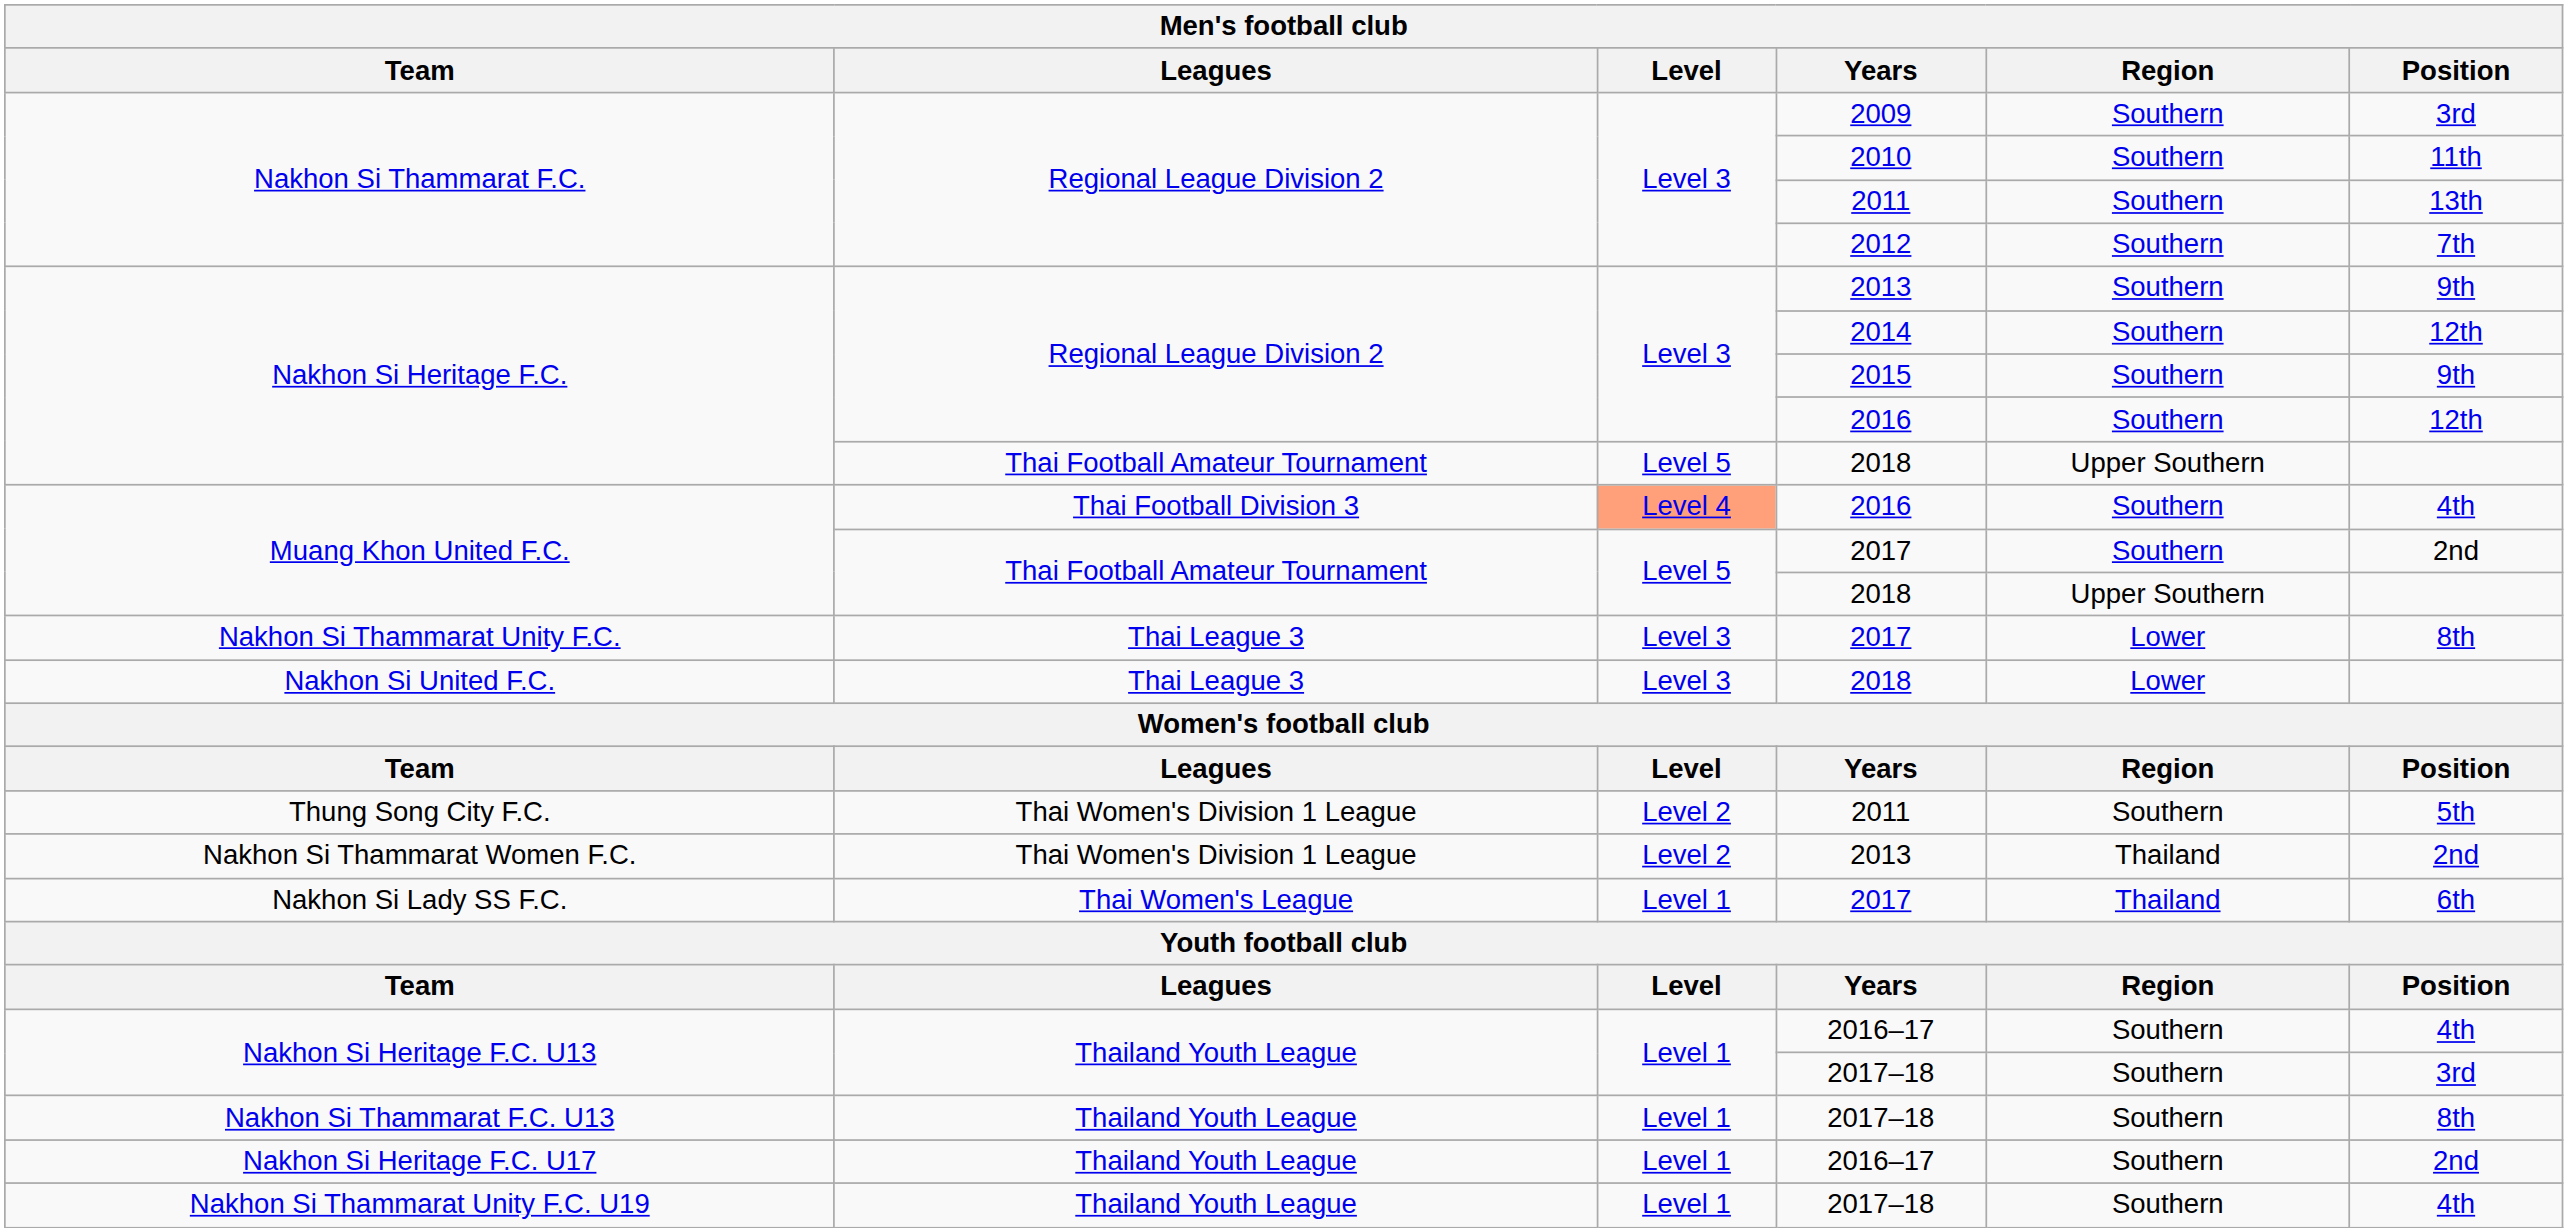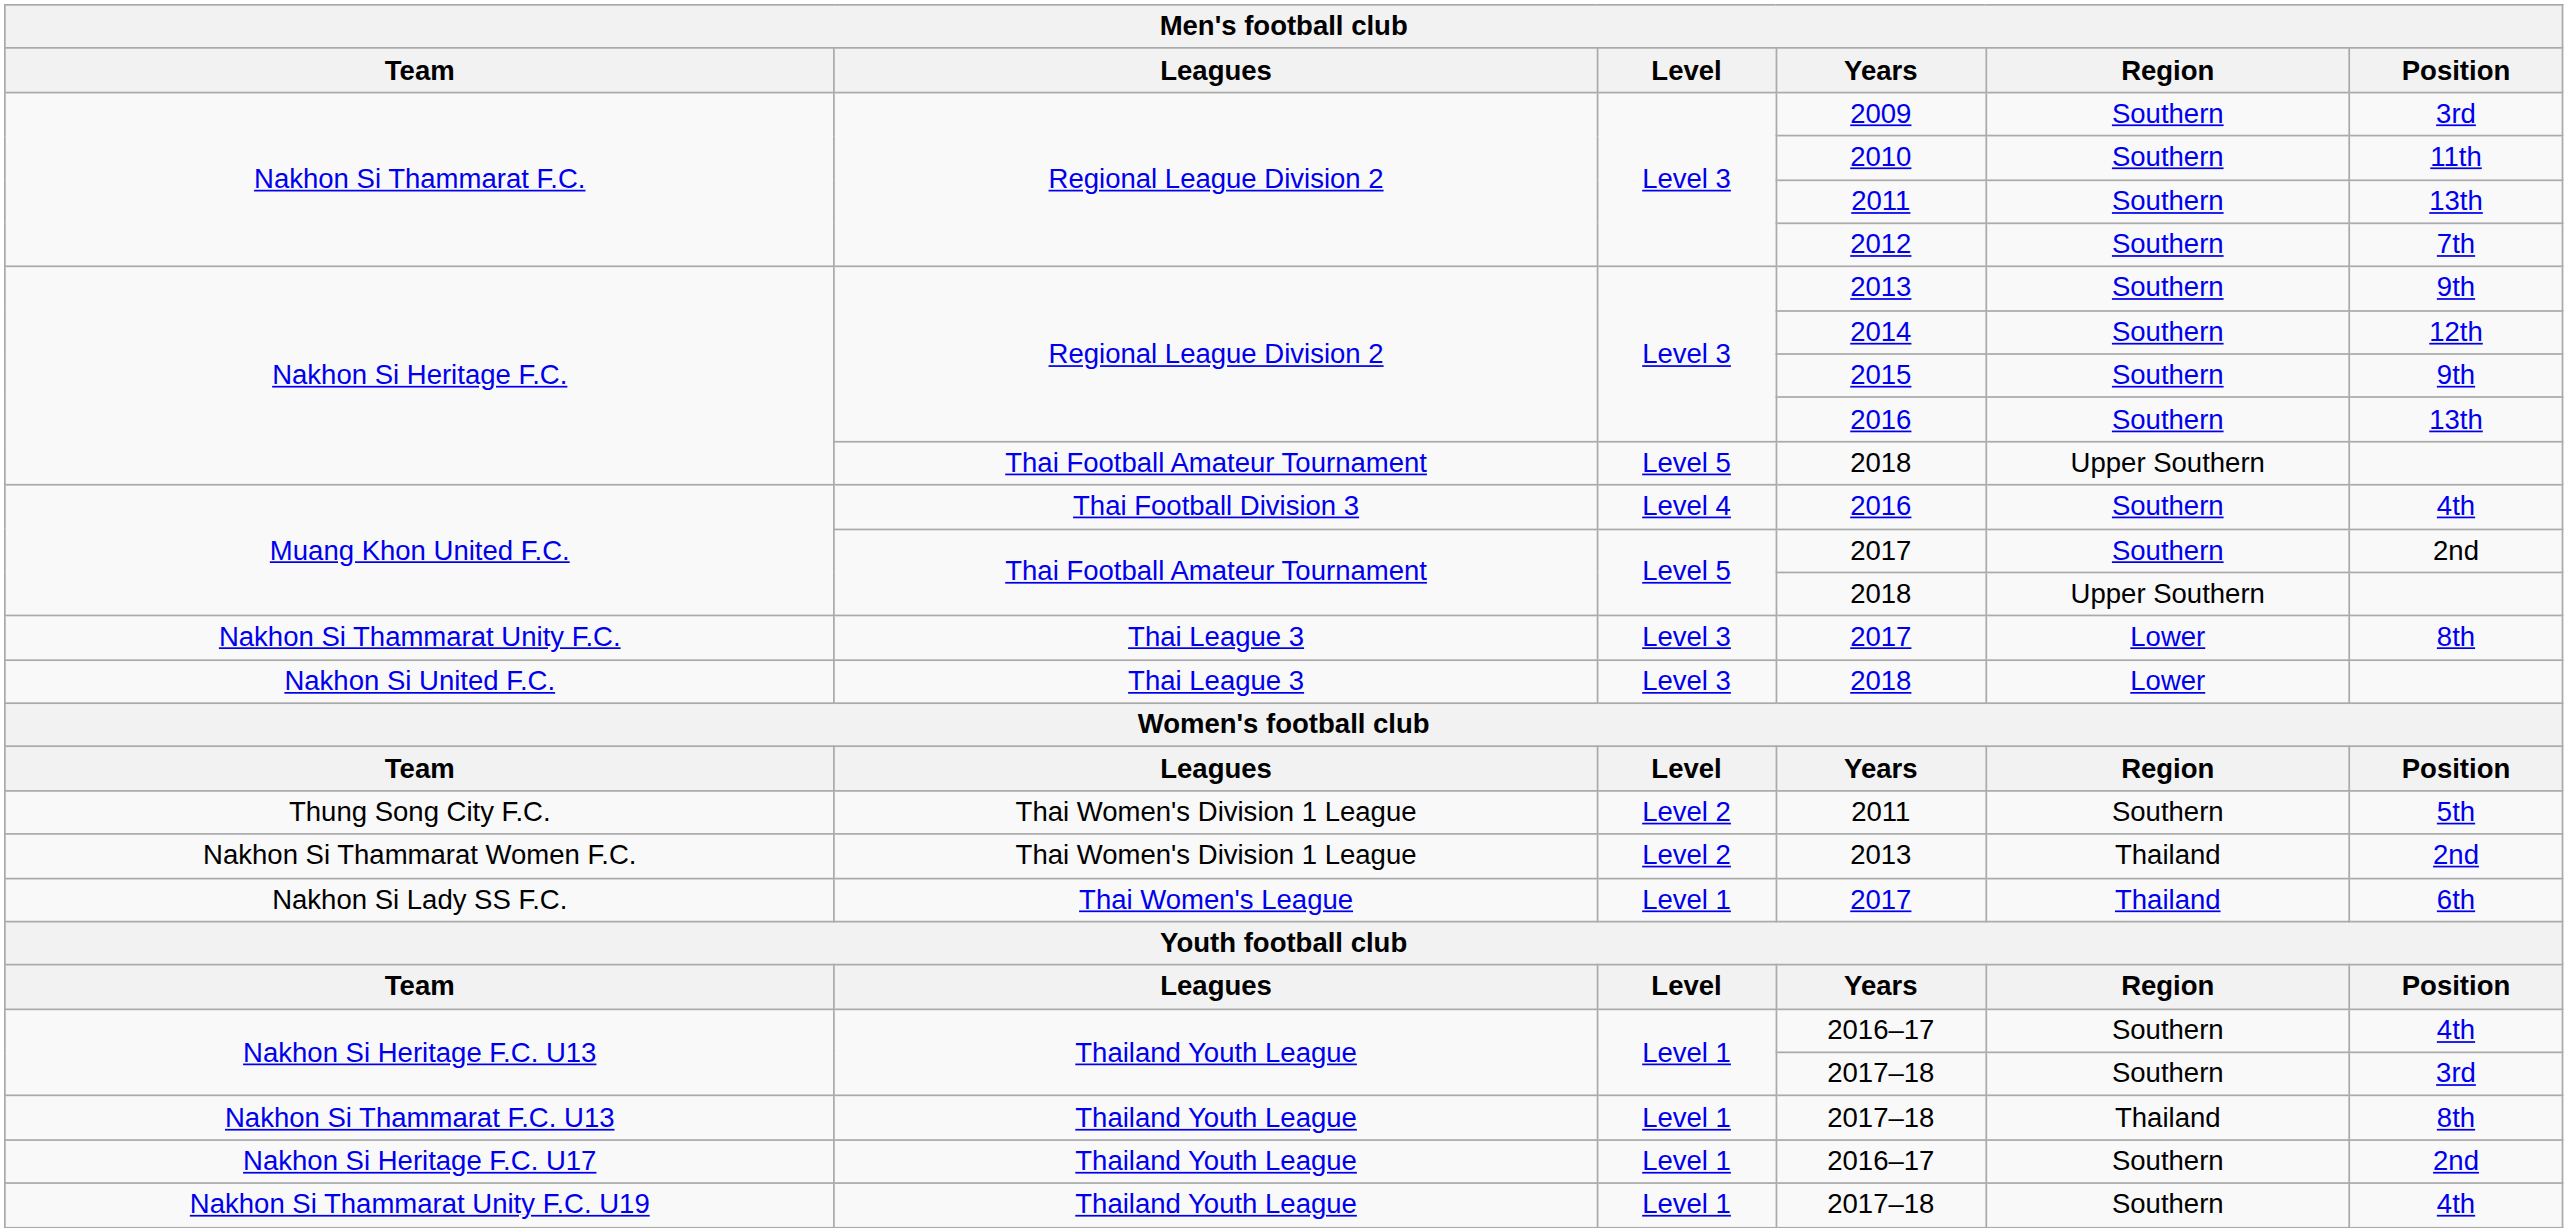(2456, 419) 12th -> (2456, 419) 13th
(1687, 506) lightsalmon background -> (1687, 506) no background
(2168, 1117) Southern -> (2168, 1117) Thailand
